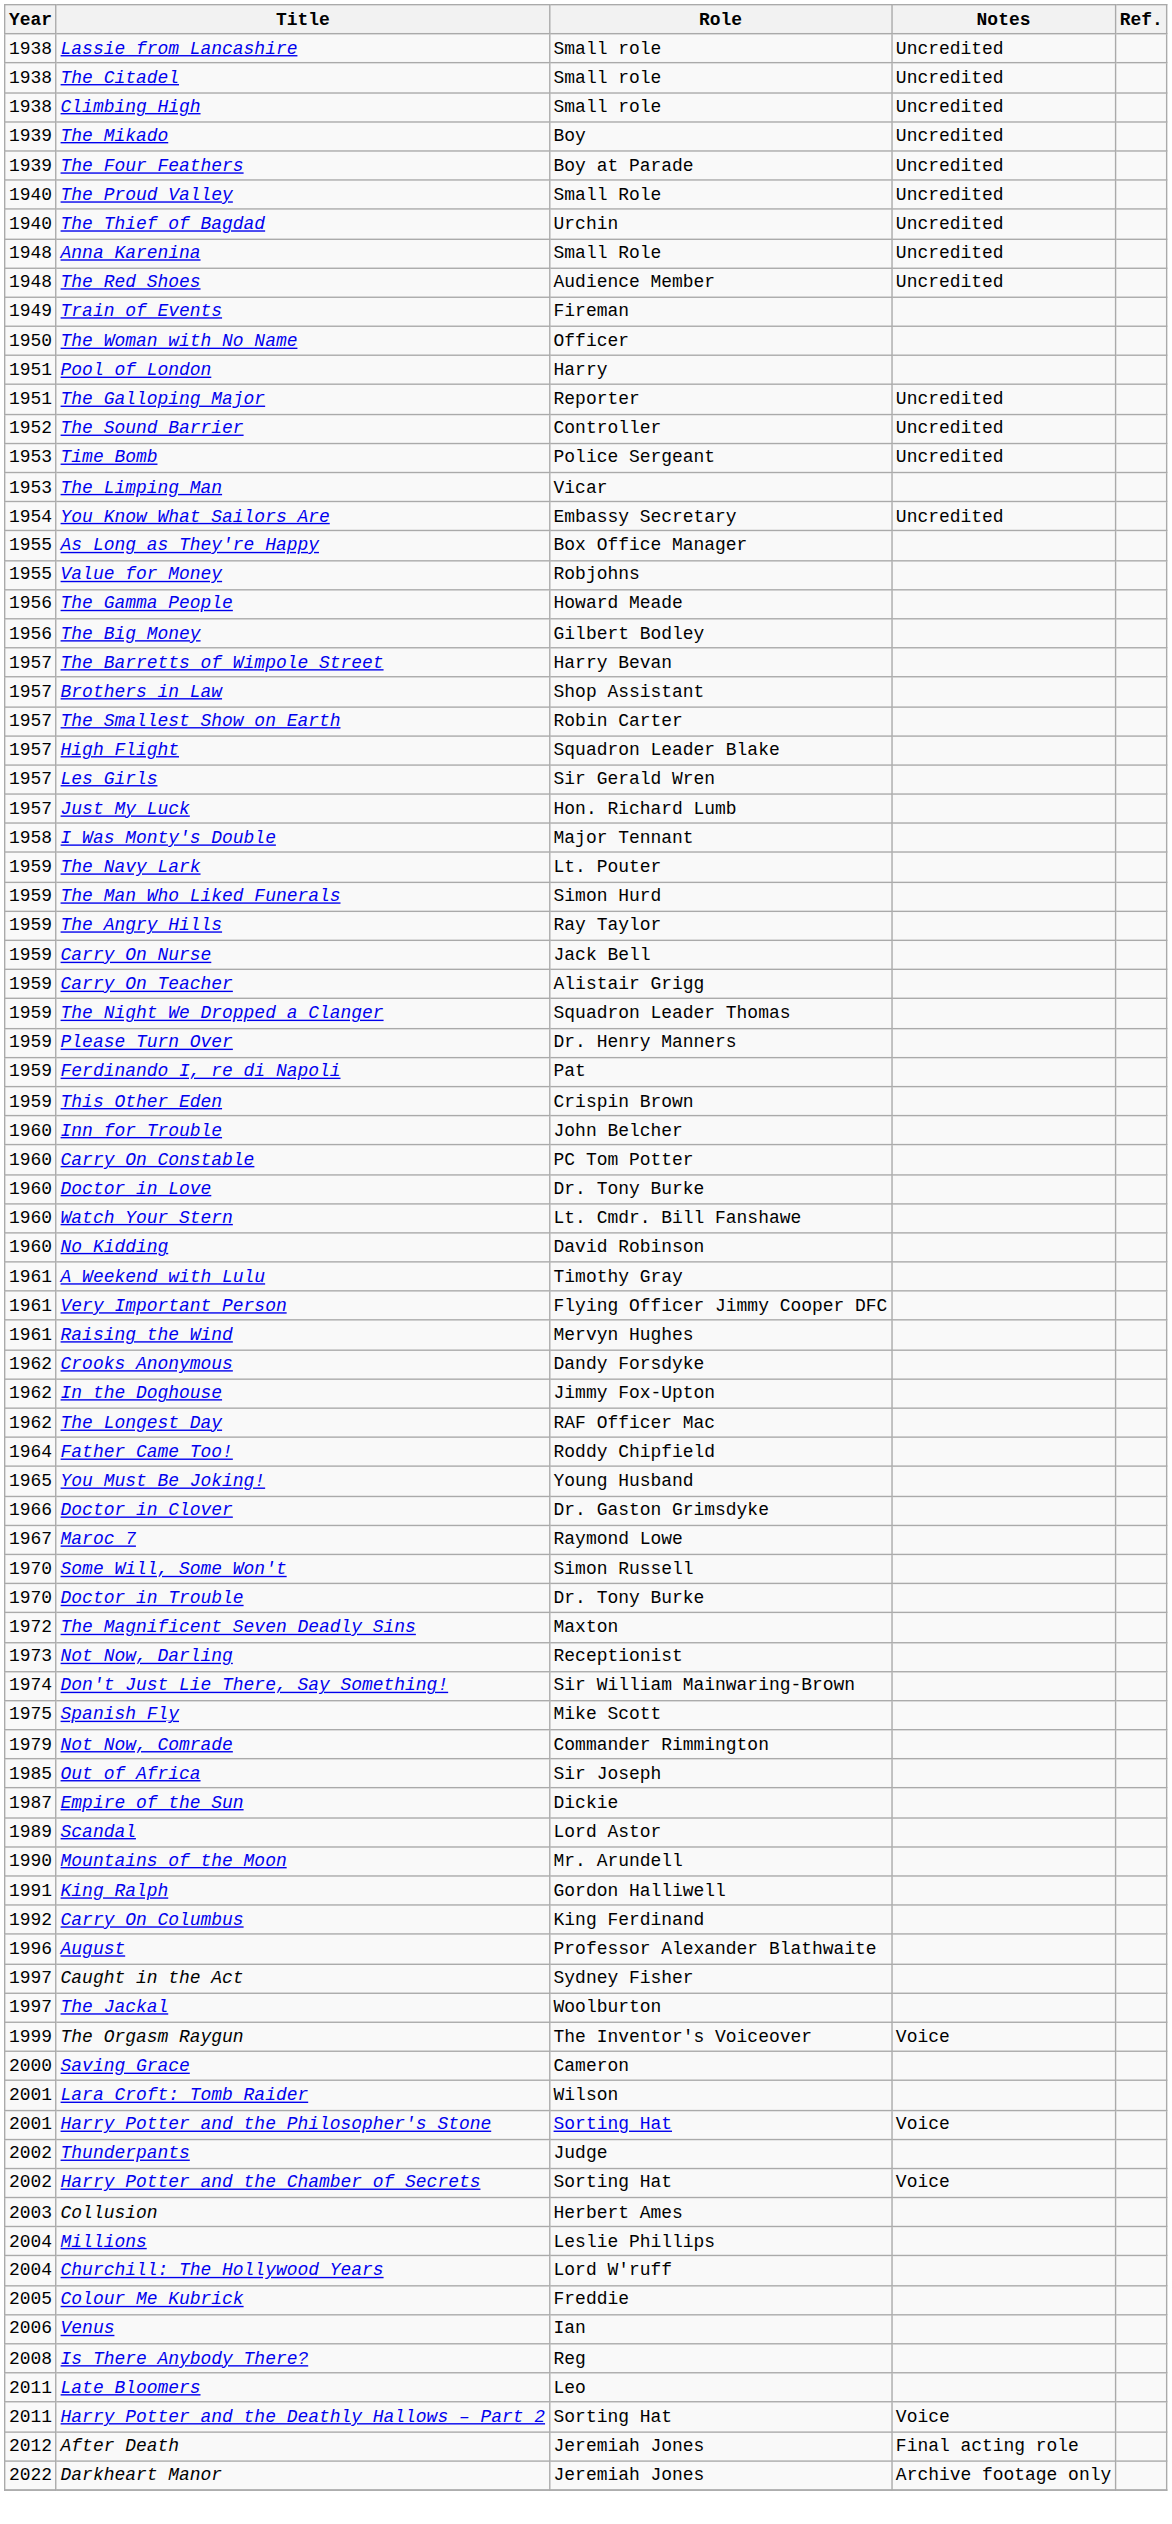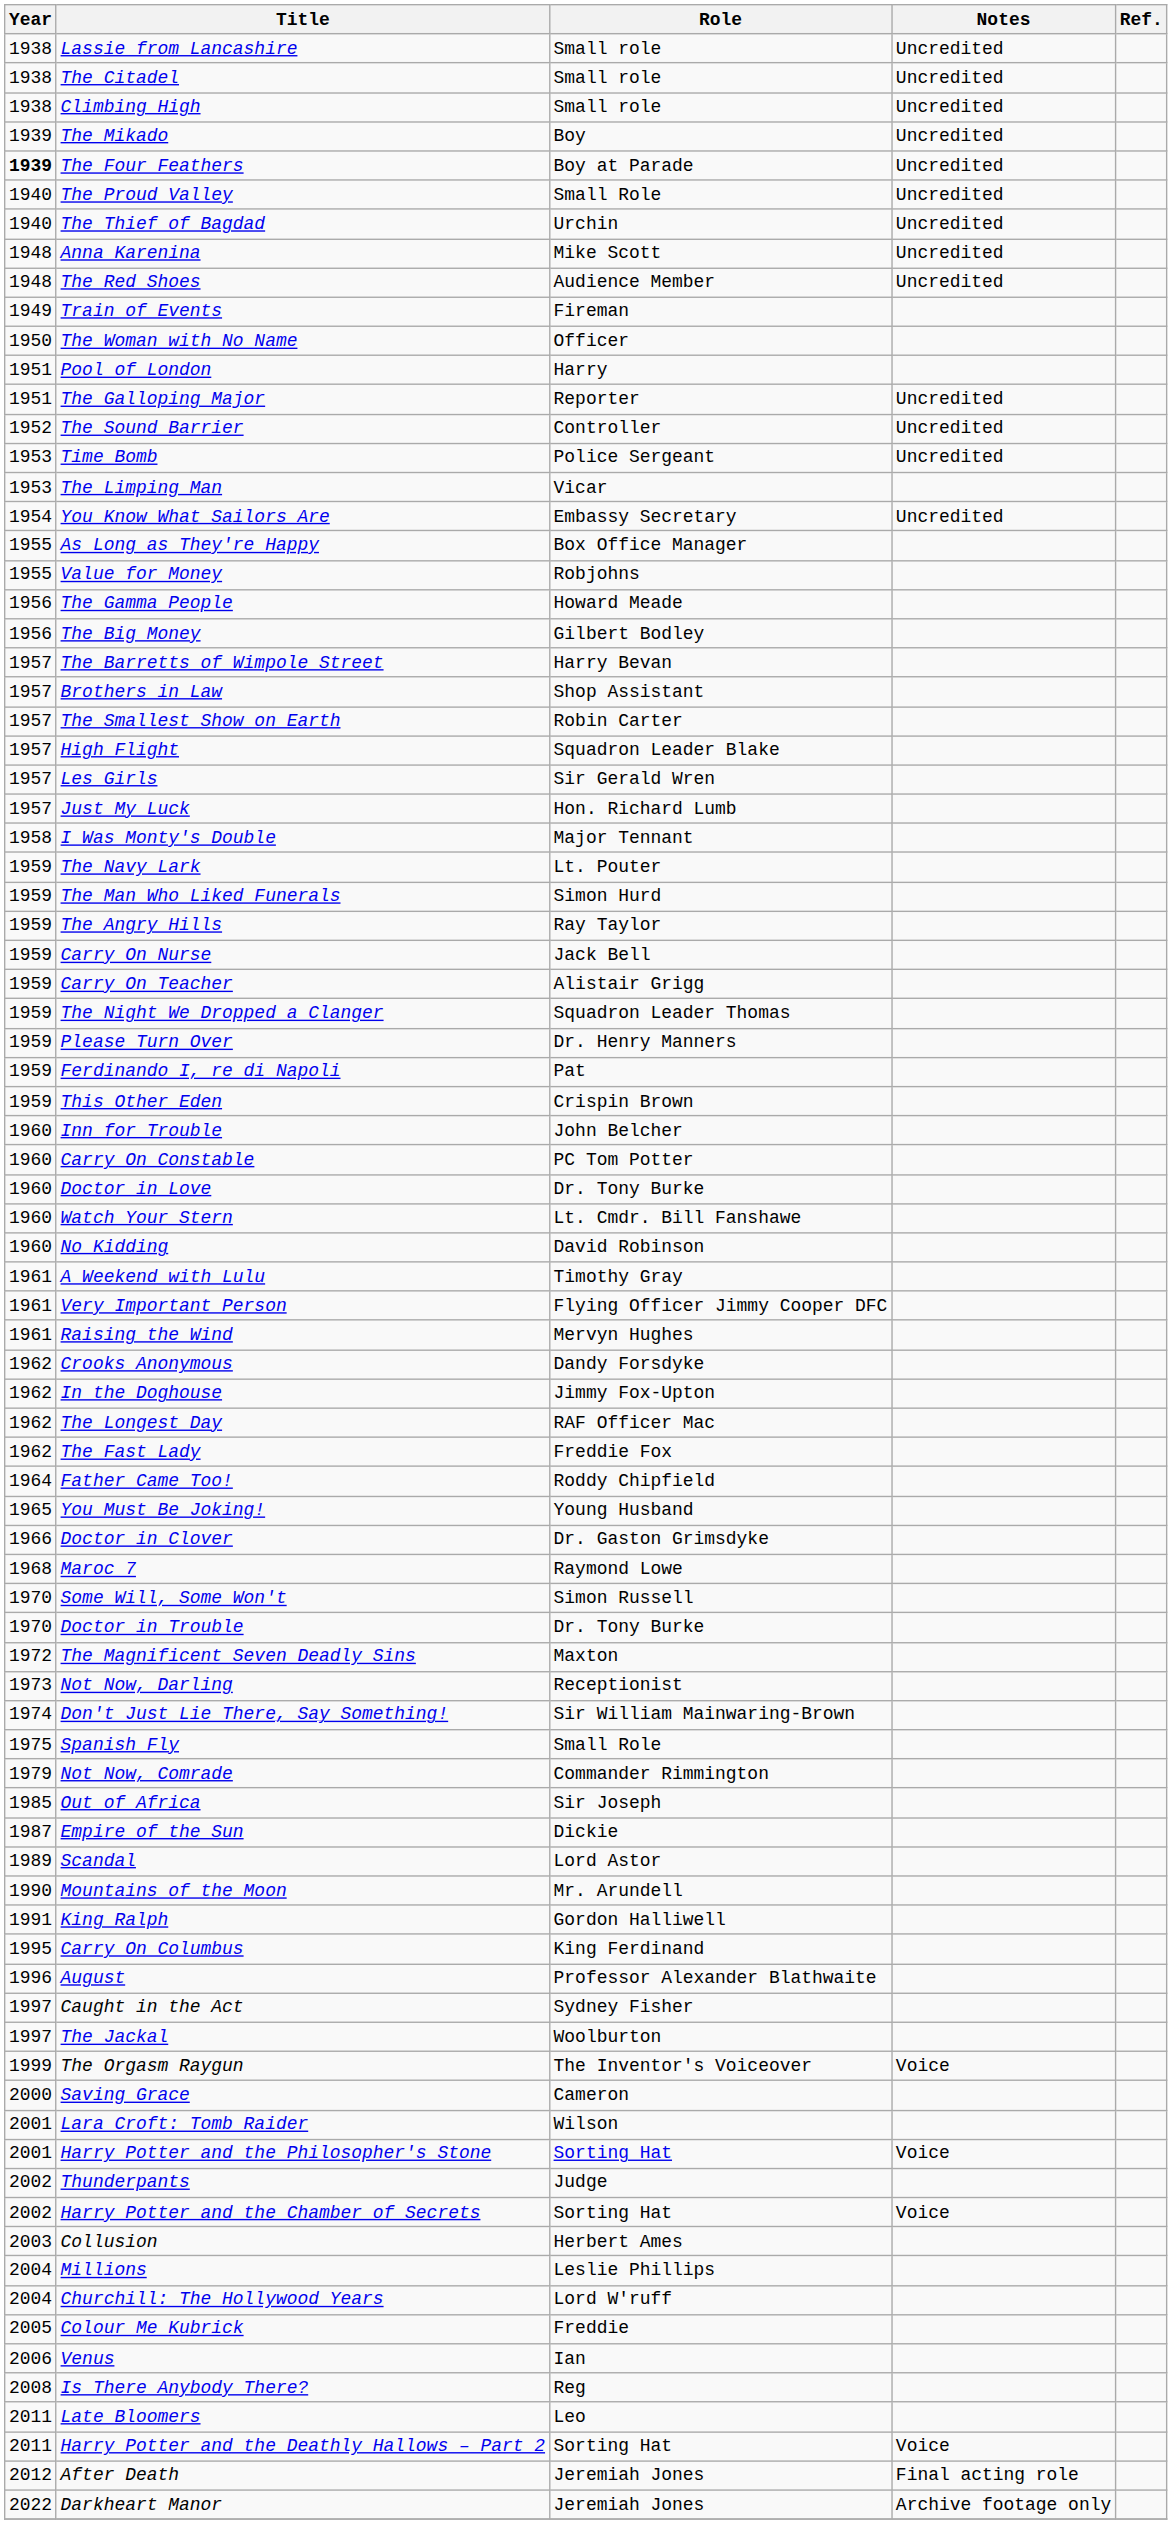(31, 166) normal -> (31, 166) bold
(607, 253) Small Role -> (607, 253) Mike Scott
+ row: (131, 1452)
(31, 1540) 1967 -> (31, 1569) 1968
(607, 1715) Mike Scott -> (607, 1744) Small Role
(31, 1920) 1992 -> (31, 1949) 1995
